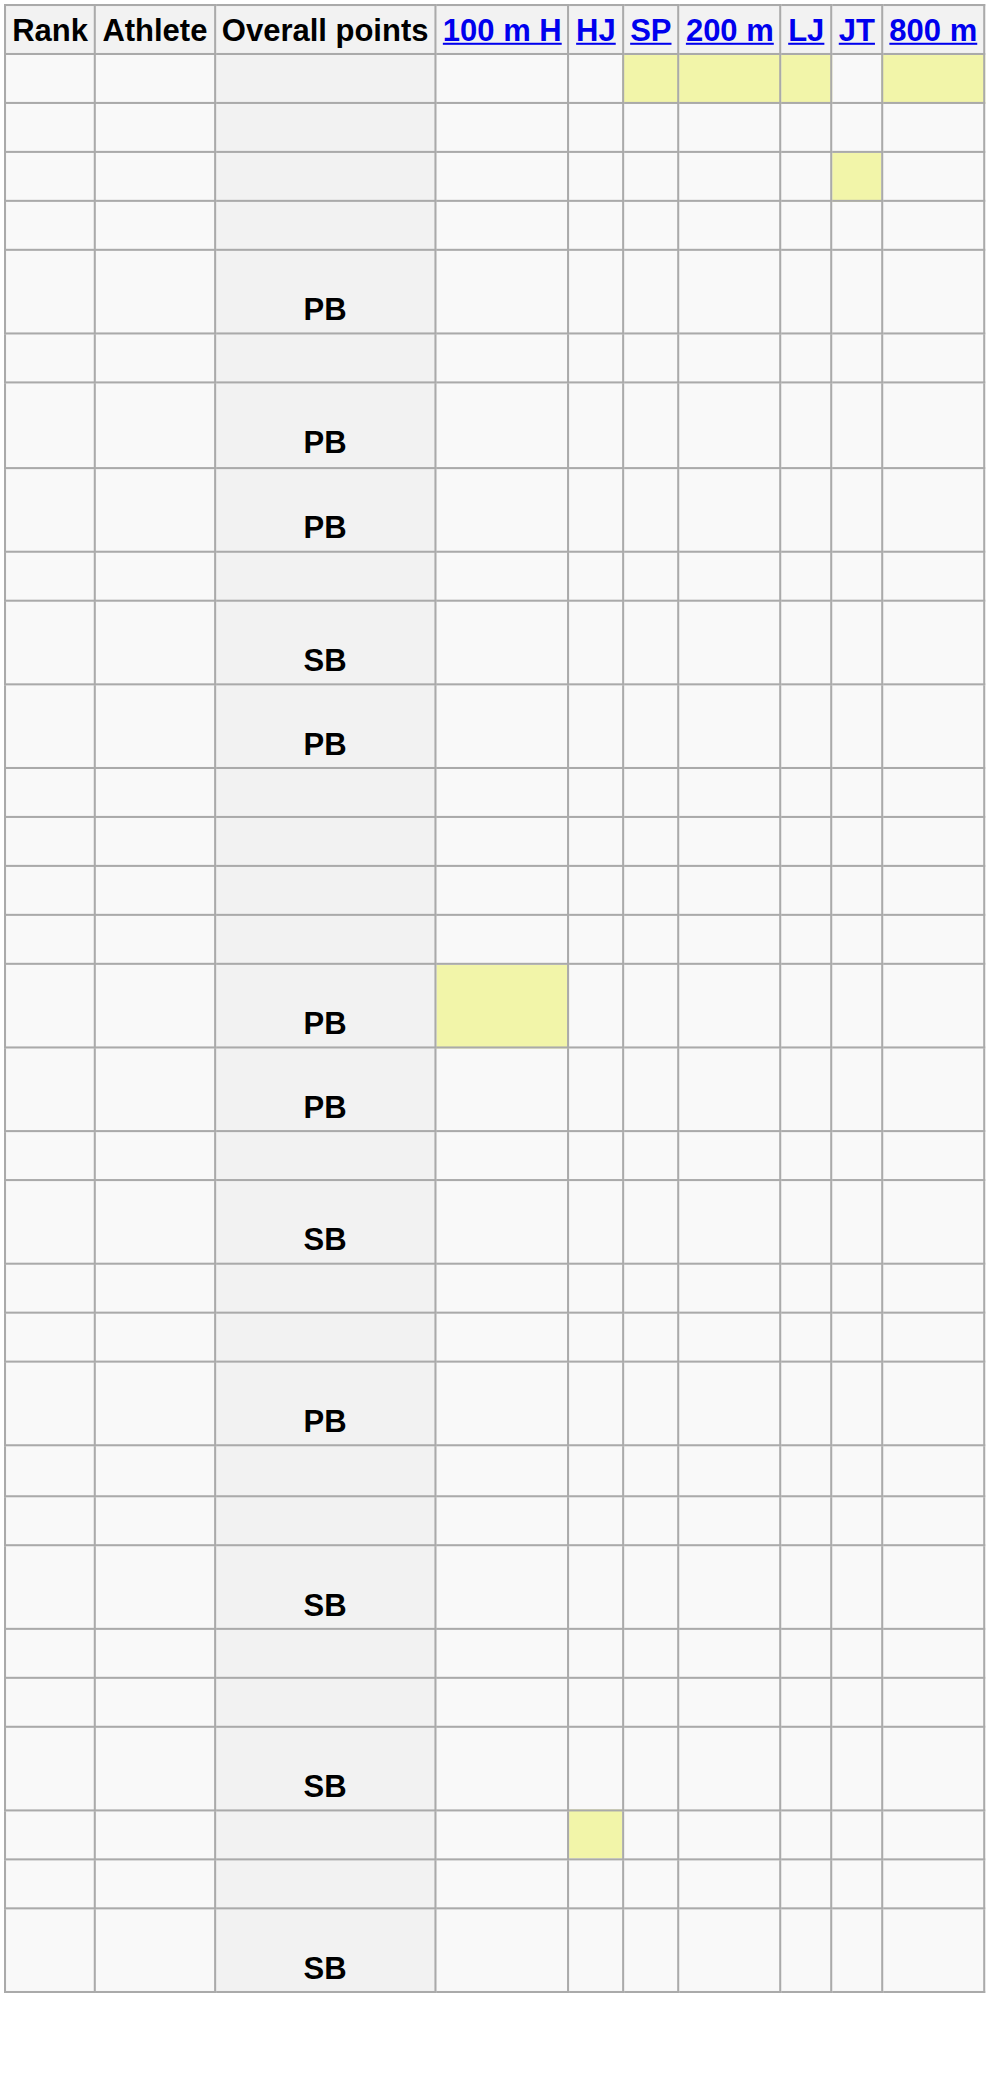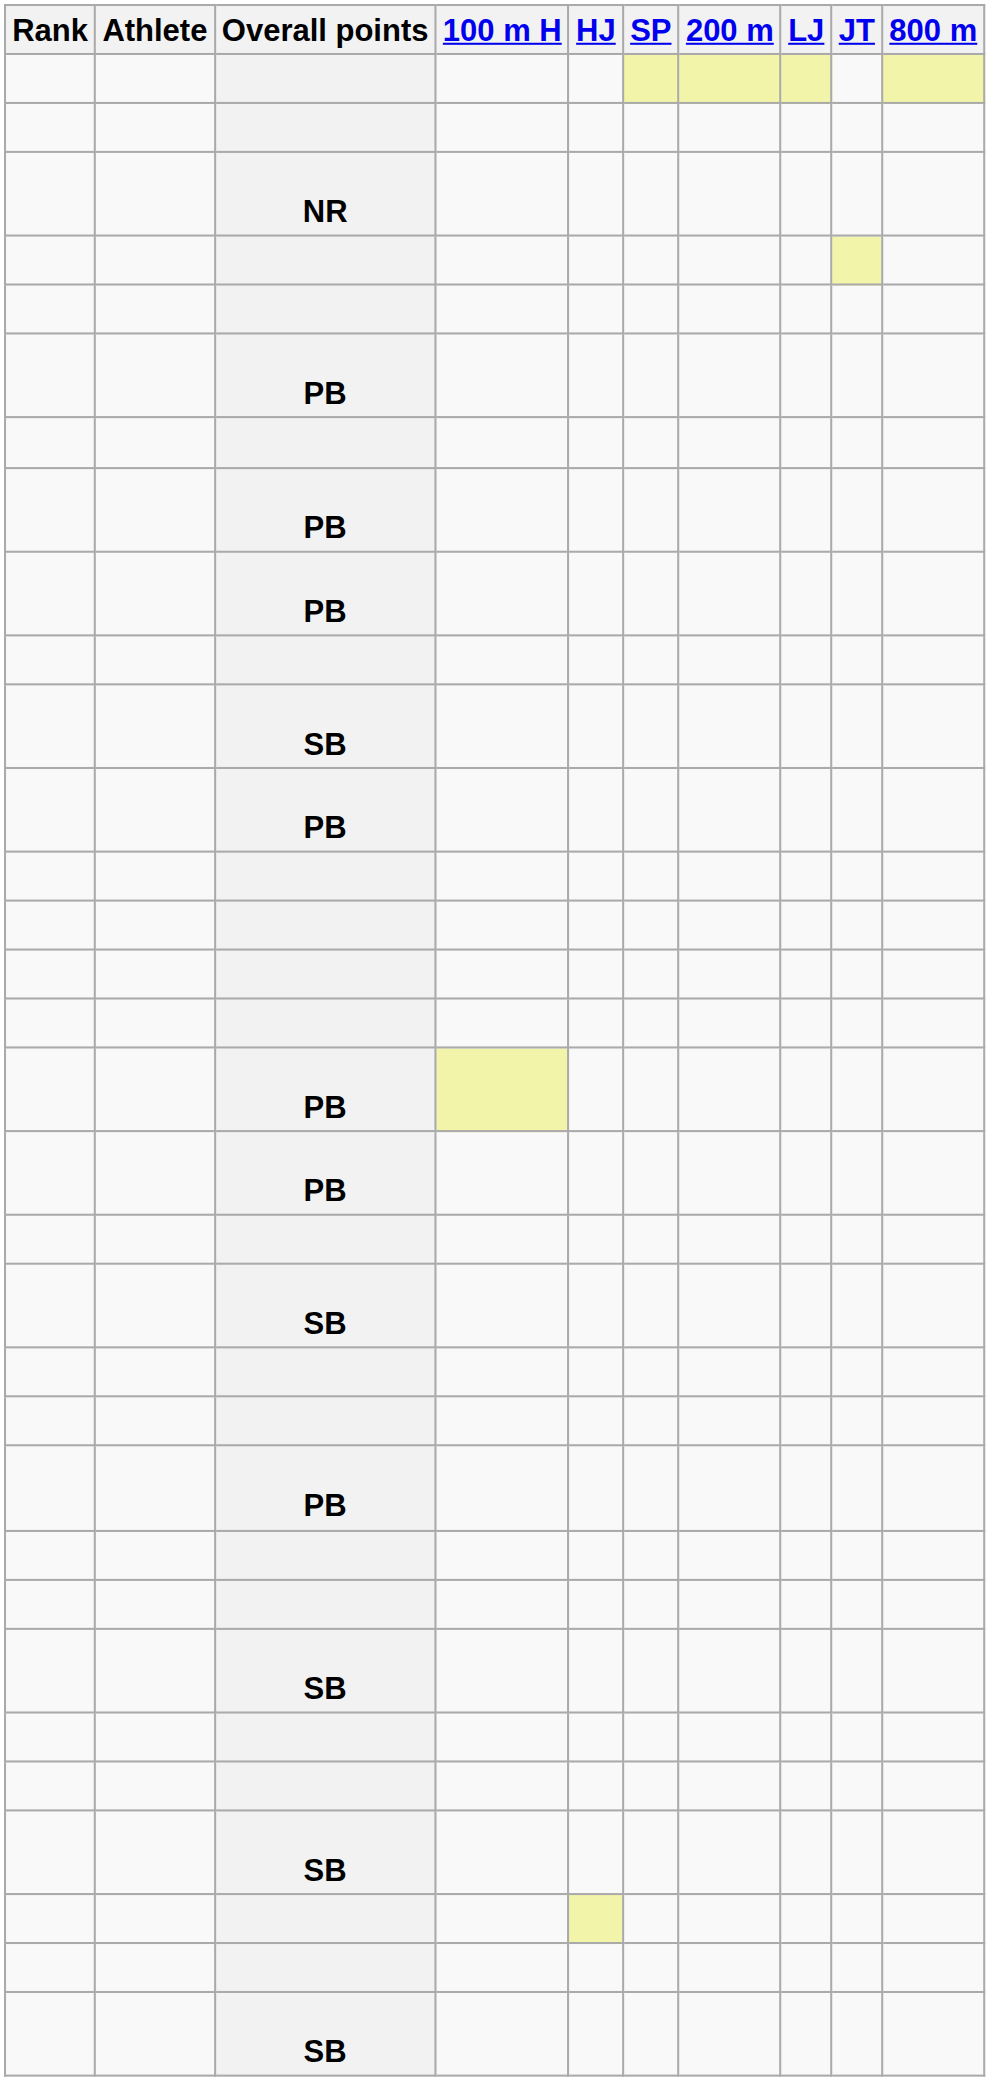+ row: (50, 194)
